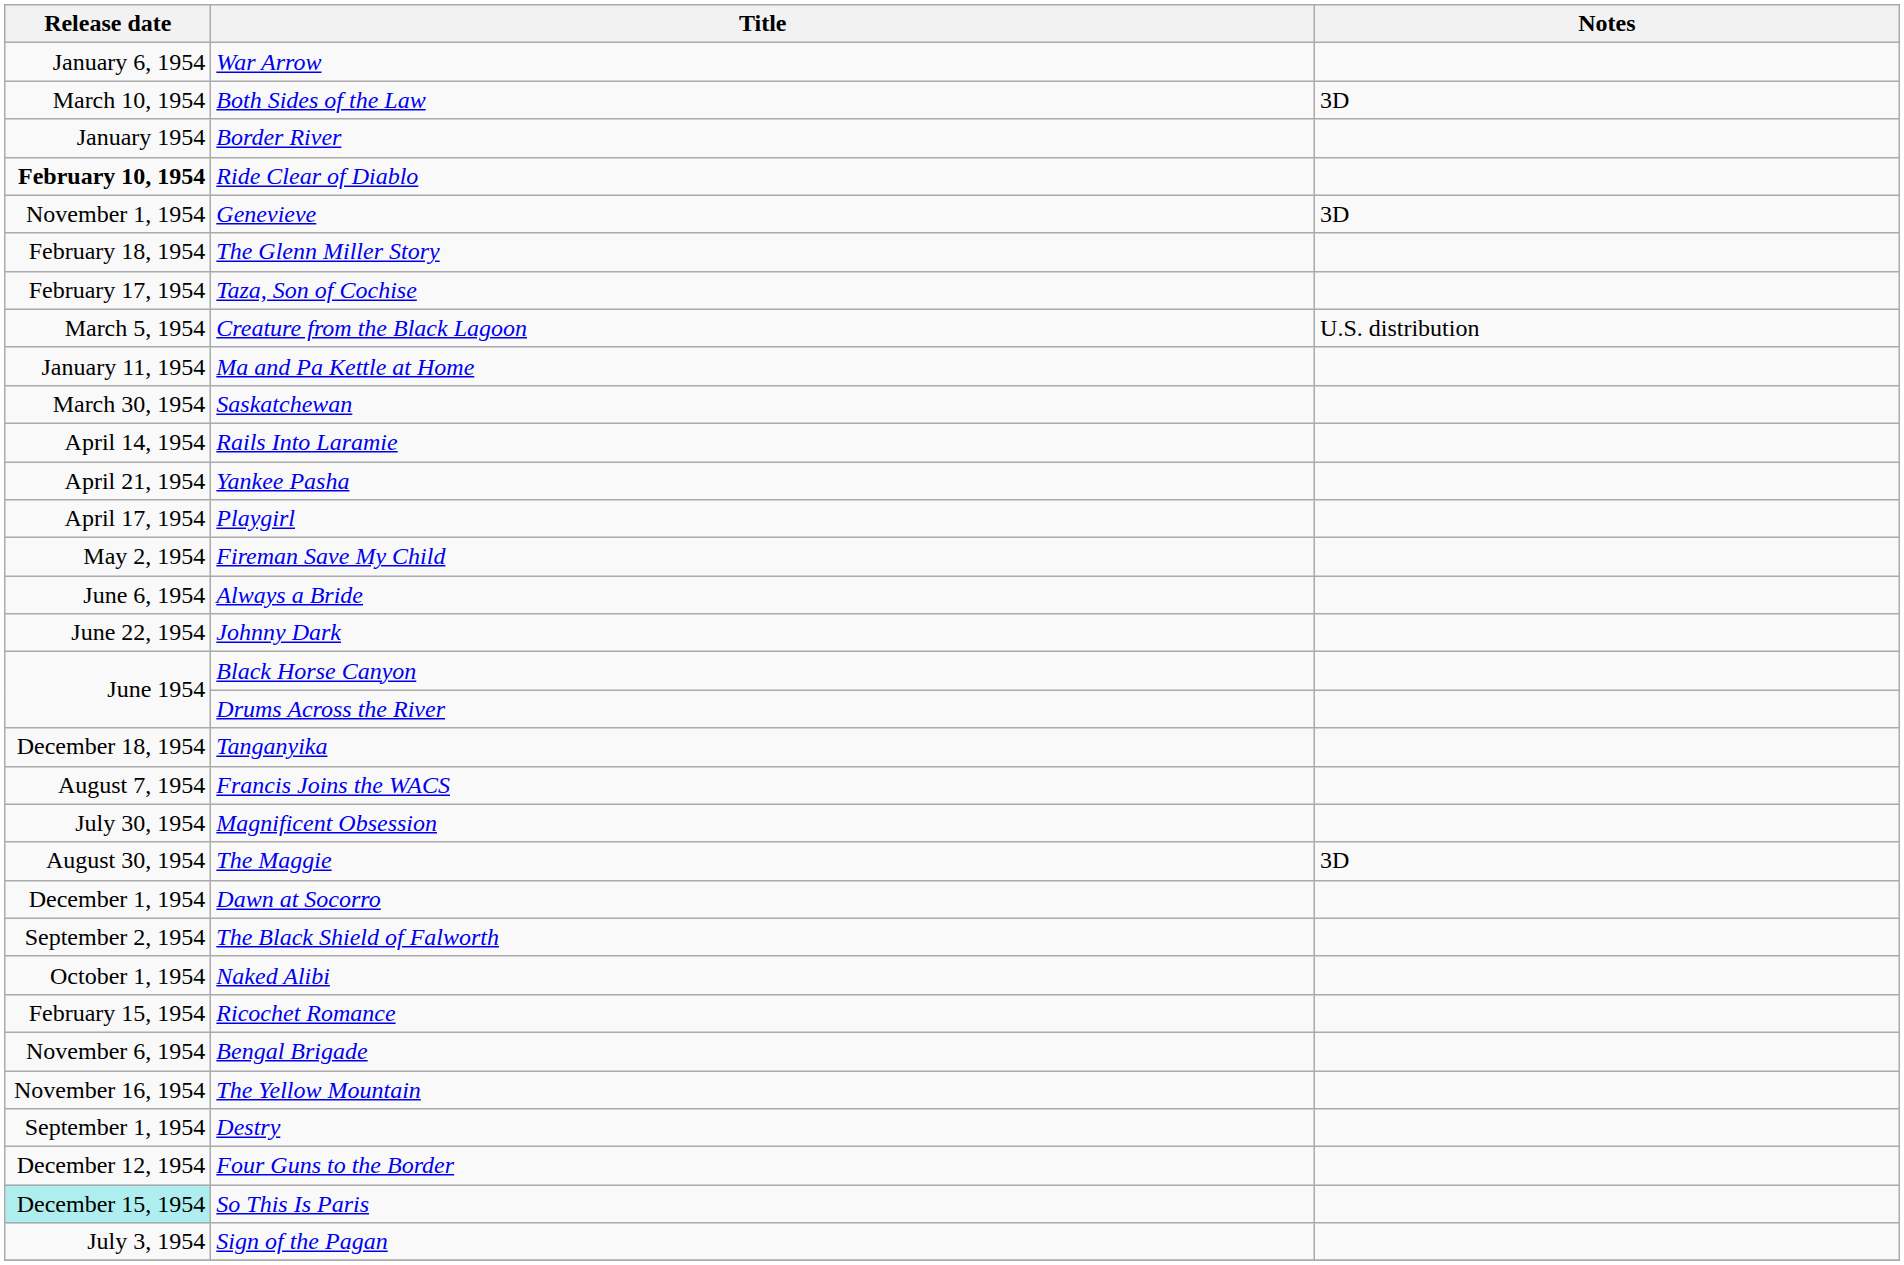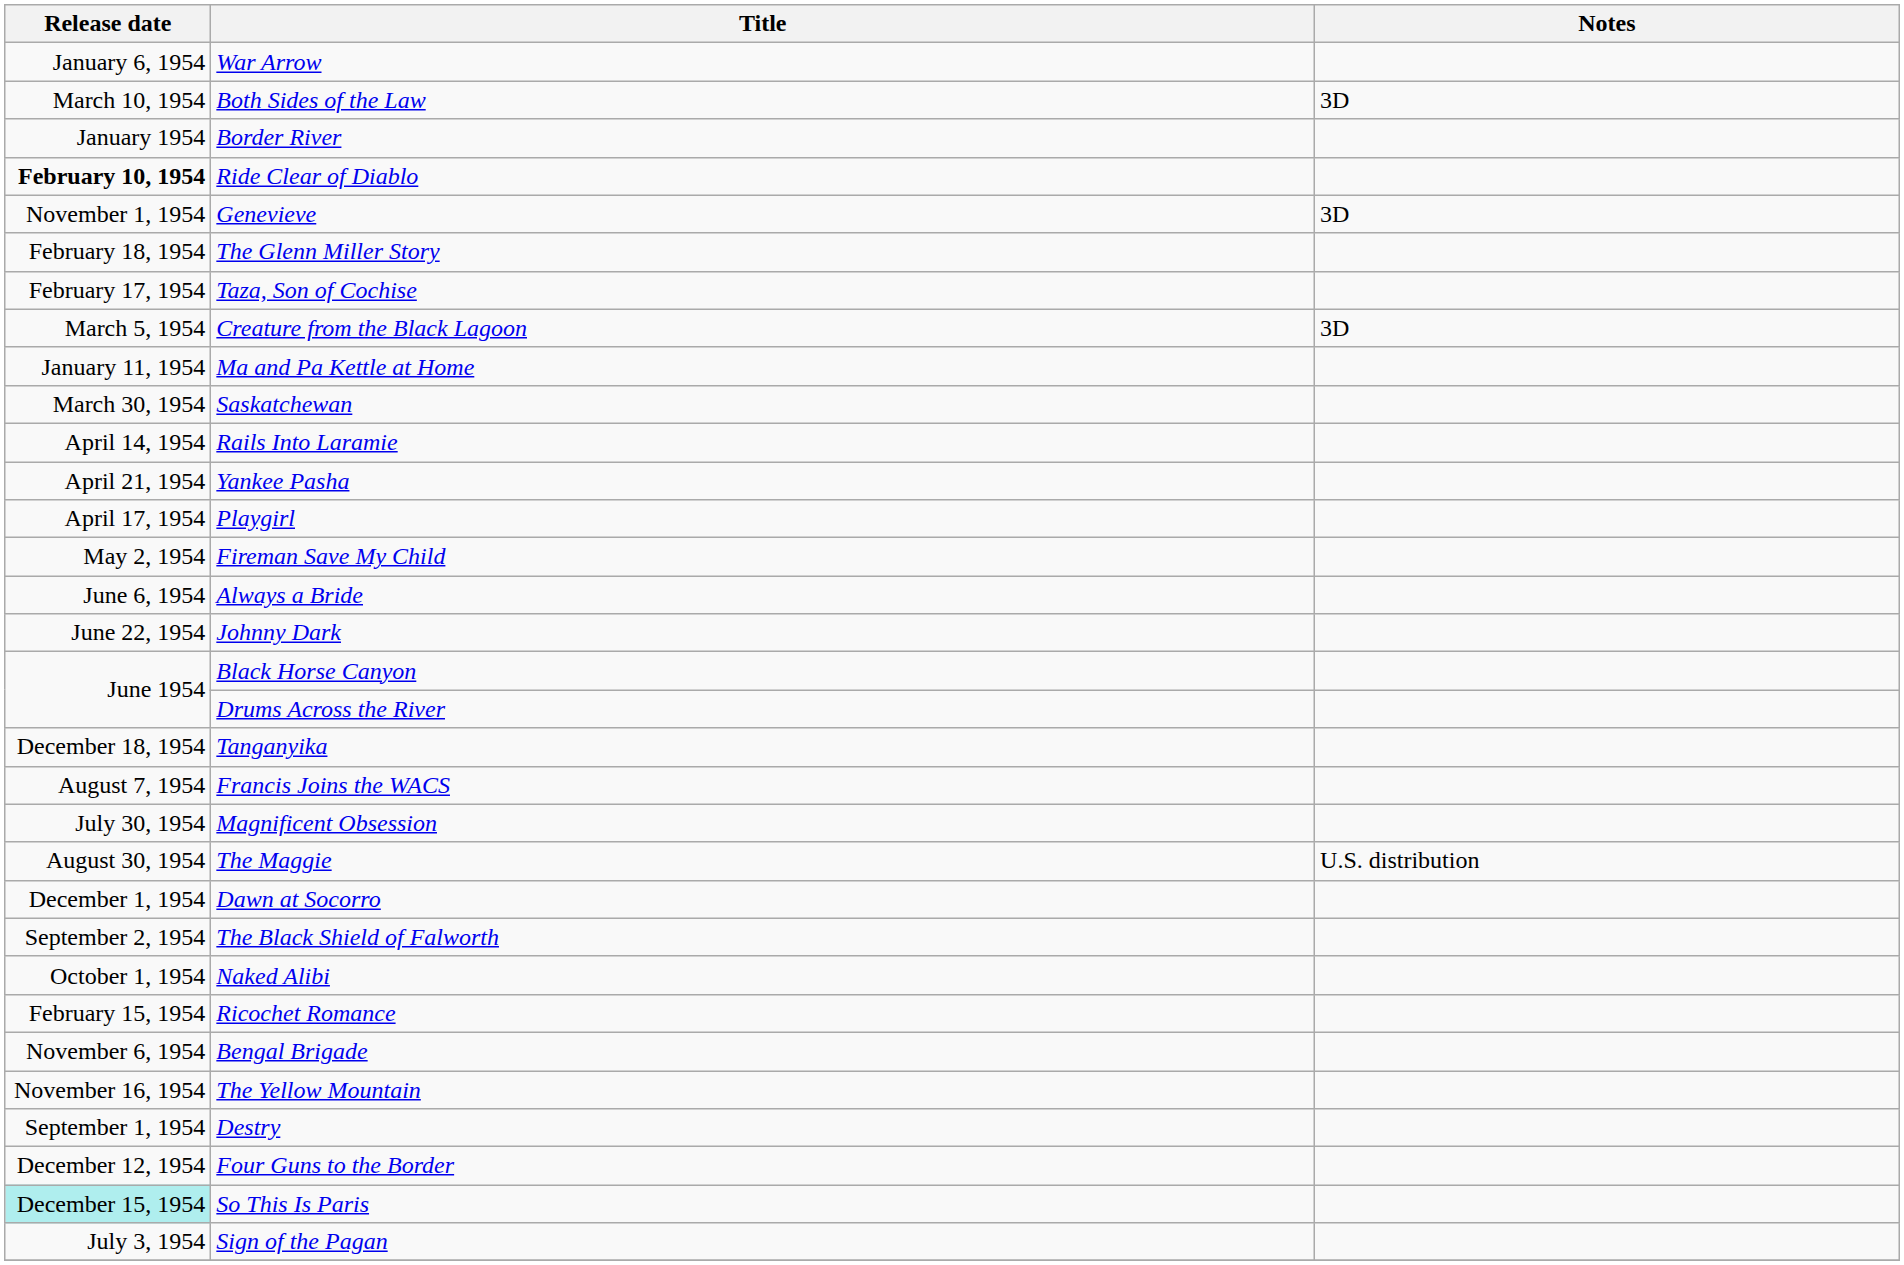(1400, 328) U.S. distribution -> (1335, 328) 3D
(1335, 860) 3D -> (1400, 860) U.S. distribution
